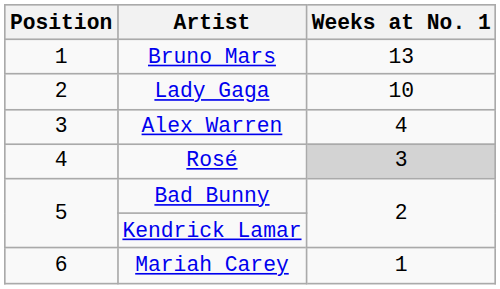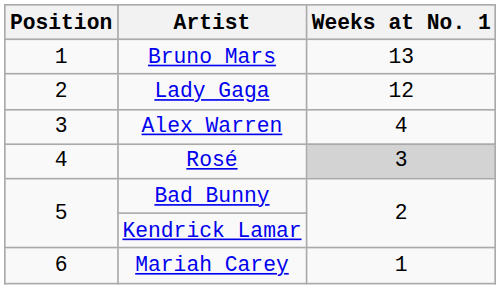(401, 92) 10 -> (401, 92) 12
